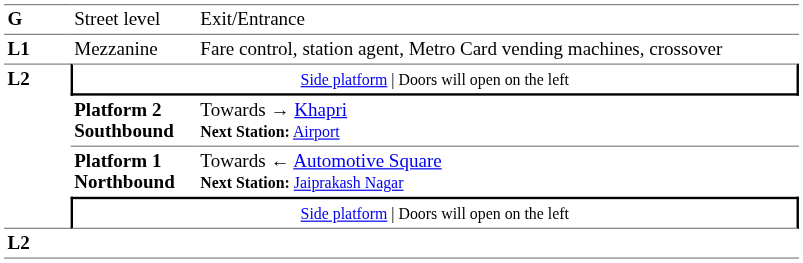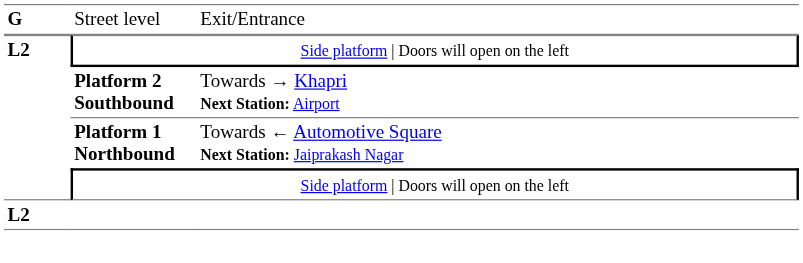- row: (116, 49)
